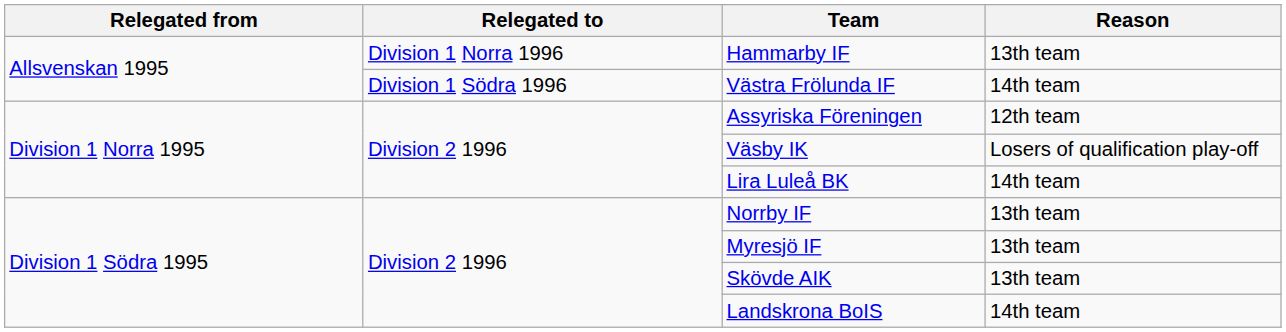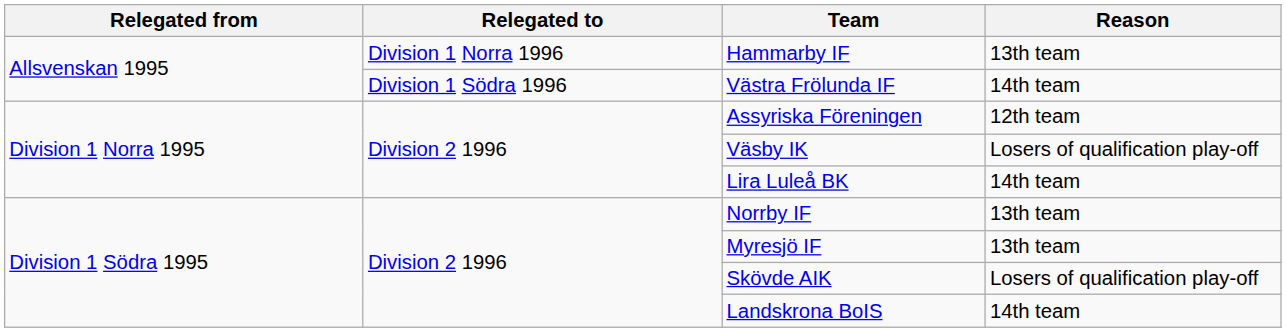(1035, 278) 13th team -> (1124, 278) Losers of qualification play-off
